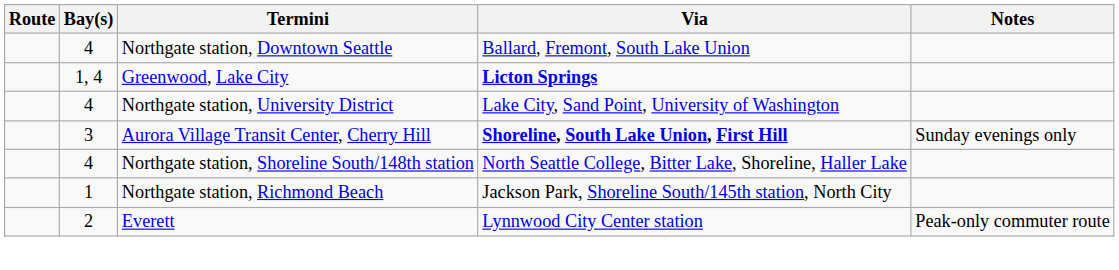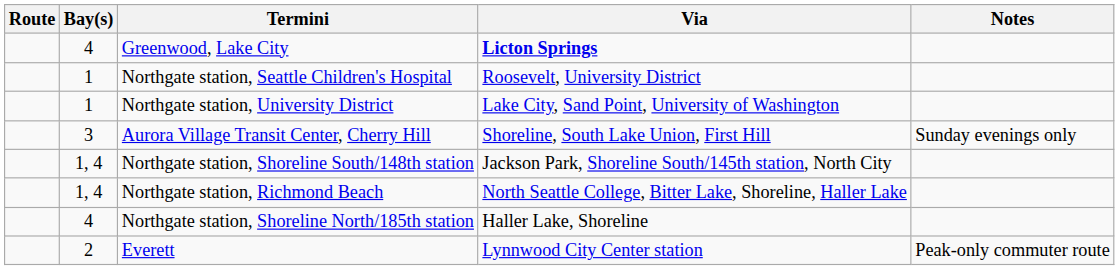- row: (257, 47)
(89, 76) 1, 4 -> (89, 47) 4
+ row: (287, 76)
(89, 105) 4 -> (89, 105) 1
(635, 134) bold -> (627, 134) normal
(89, 163) 4 -> (89, 163) 1, 4
(695, 163) North Seattle College, Bitter Lake, Shoreline, Haller Lake -> (687, 163) Jackson Park, Shoreline South/145th station, North City
(89, 192) 1 -> (89, 192) 1, 4
(687, 192) Jackson Park, Shoreline South/145th station, North City -> (695, 192) North Seattle College, Bitter Lake, Shoreline, Haller Lake
+ row: (298, 221)
